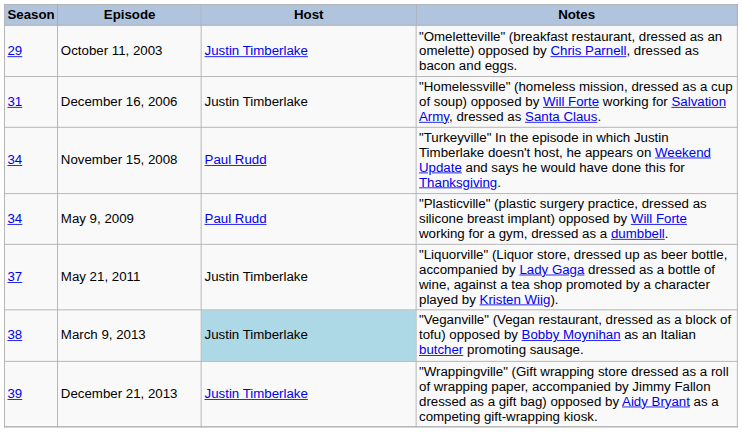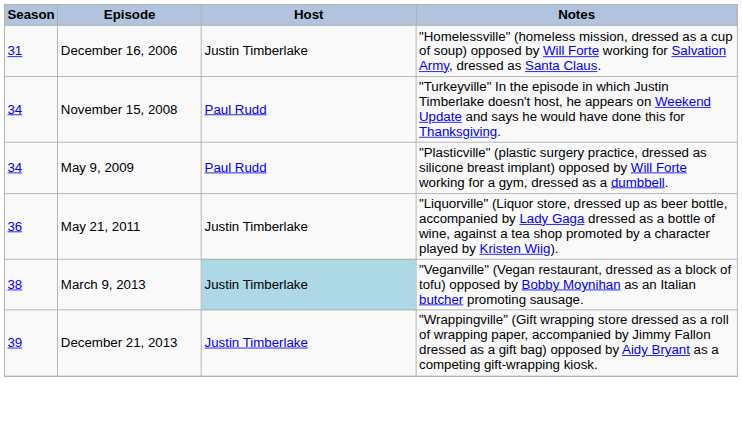- row: (112, 51)
(15, 277) 37 -> (15, 226) 36
